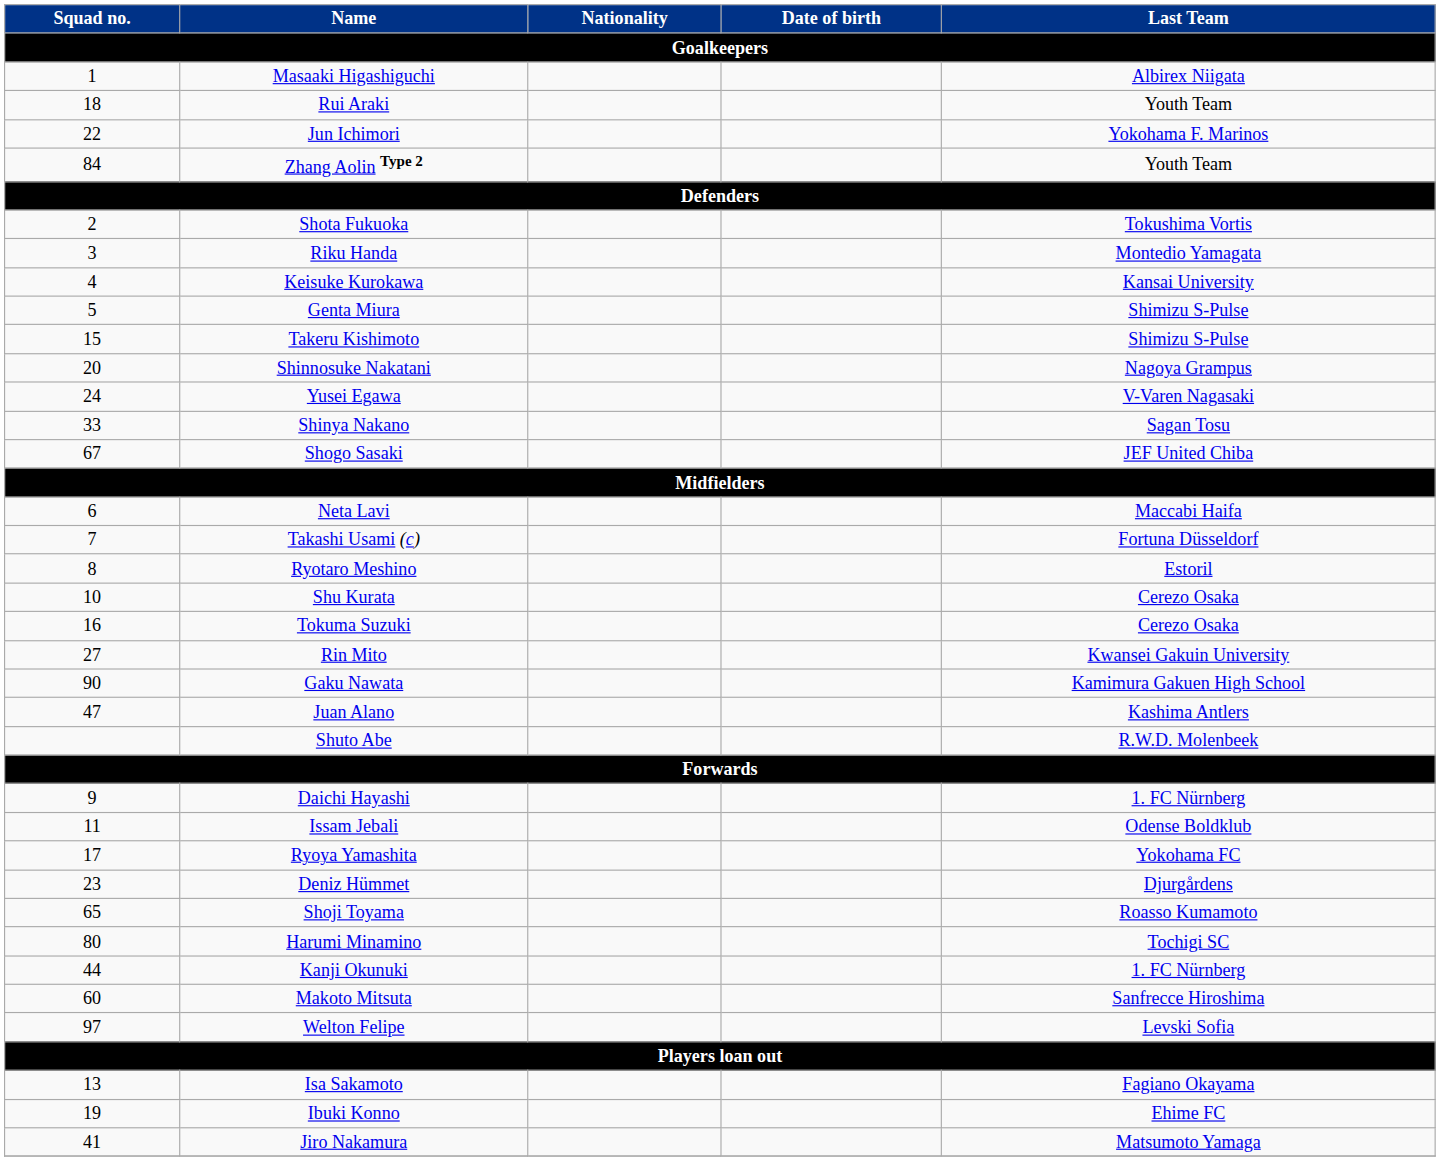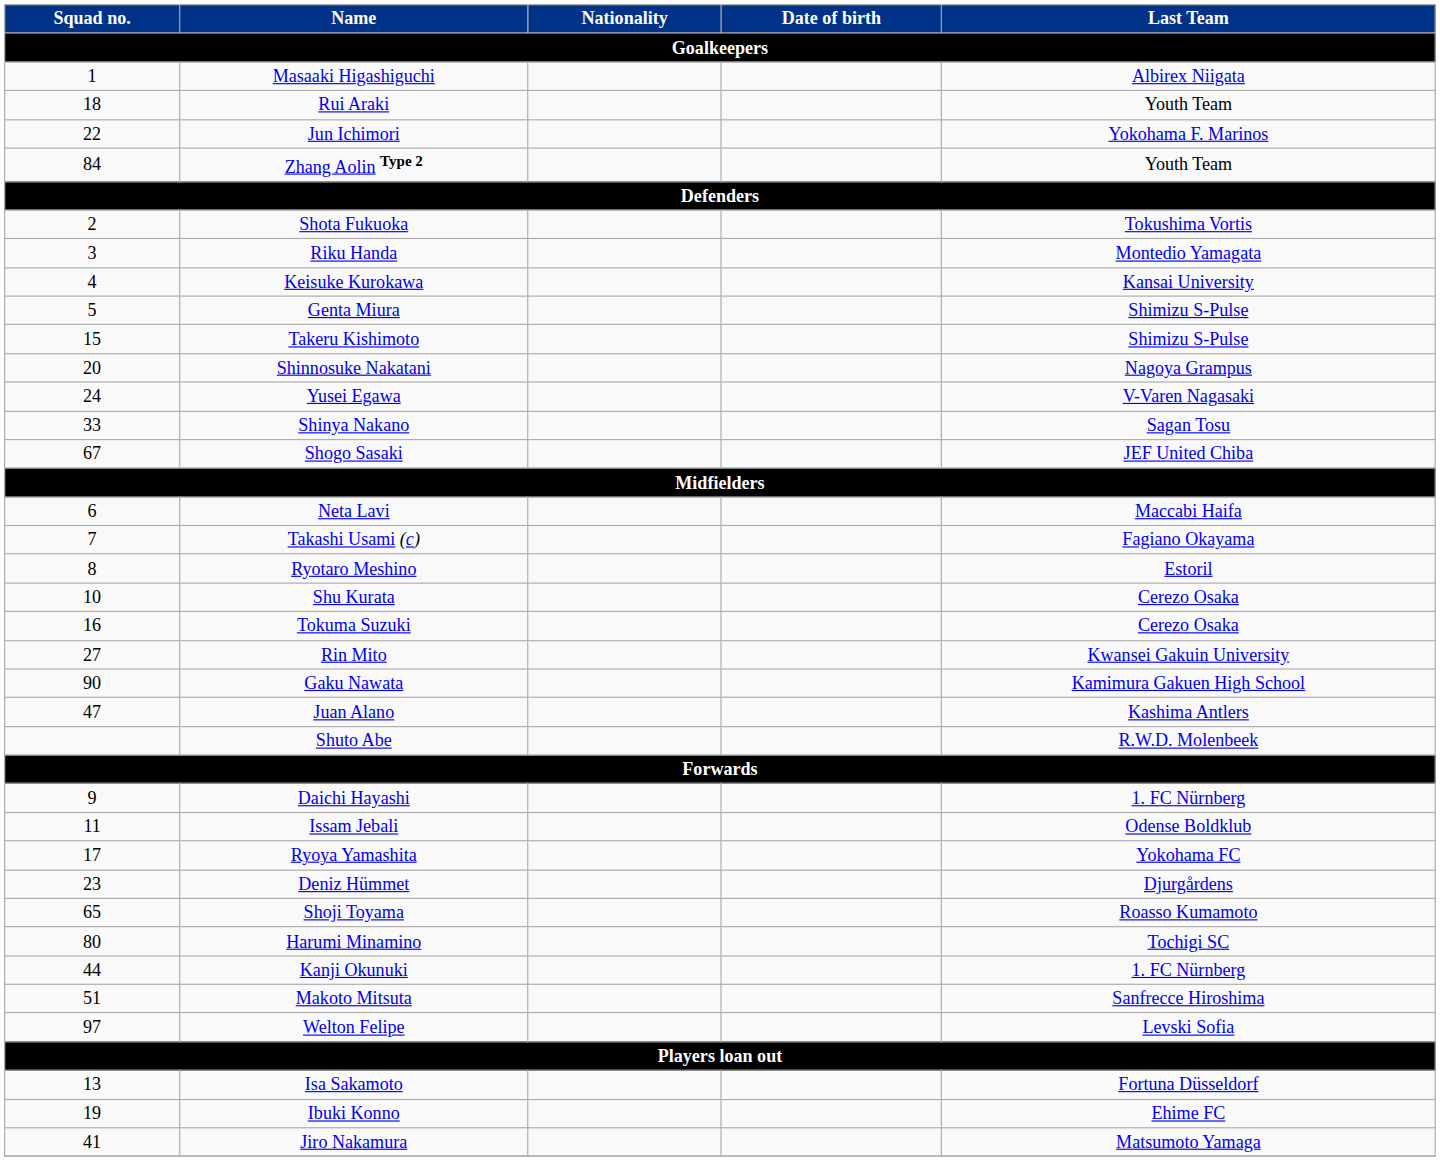(1188, 539) Fortuna Düsseldorf -> (1188, 539) Fagiano Okayama
(92, 998) 60 -> (92, 998) 51
(1188, 1084) Fagiano Okayama -> (1188, 1084) Fortuna Düsseldorf
